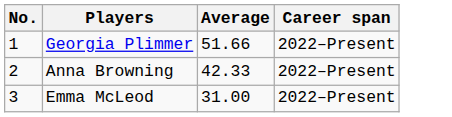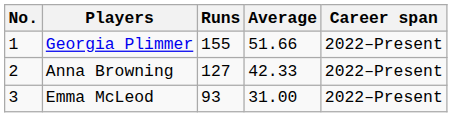+ column: (221, 18)
